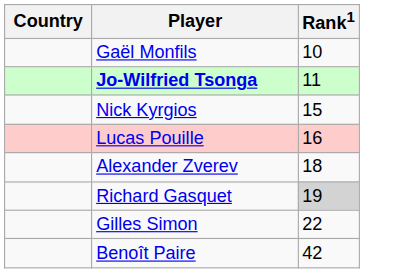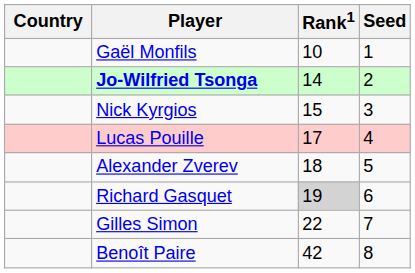+ column: (385, 21)
(312, 81) 11 -> (312, 81) 14
(312, 138) 16 -> (312, 138) 17
